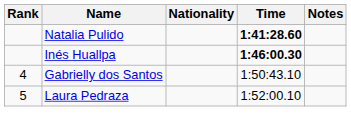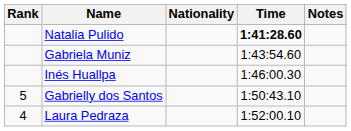+ row: (88, 55)
(271, 55) bold -> (271, 75) normal
(23, 75) 4 -> (23, 95) 5
(23, 95) 5 -> (23, 116) 4
